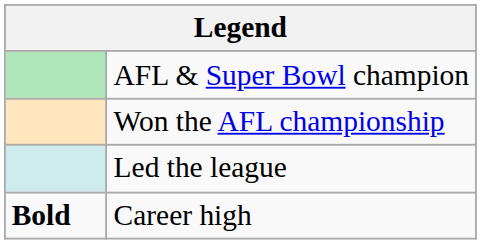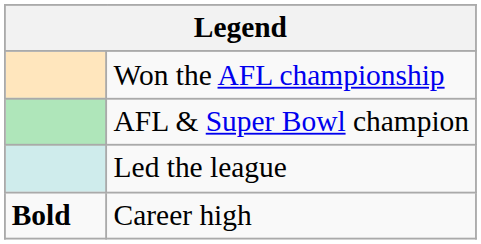rows swapped: (279, 121) <-> (291, 74)
